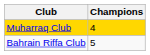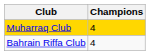(93, 43) 5 -> (93, 43) 4
